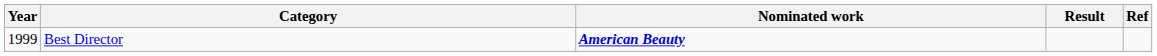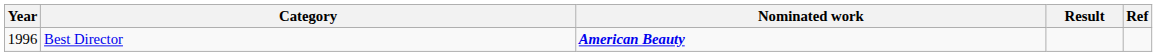(23, 39) 1999 -> (23, 39) 1996
